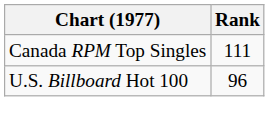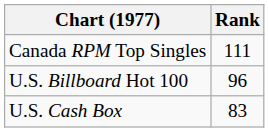+ row: (66, 111)
